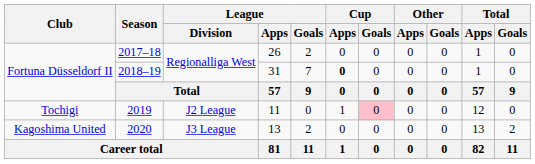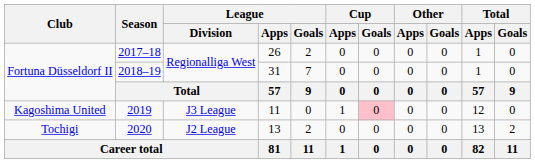(342, 71) bold -> (342, 71) normal
(60, 110) Tochigi -> (60, 110) Kagoshima United
(211, 110) J2 League -> (211, 110) J3 League
(60, 129) Kagoshima United -> (60, 129) Tochigi
(211, 129) J3 League -> (211, 129) J2 League
